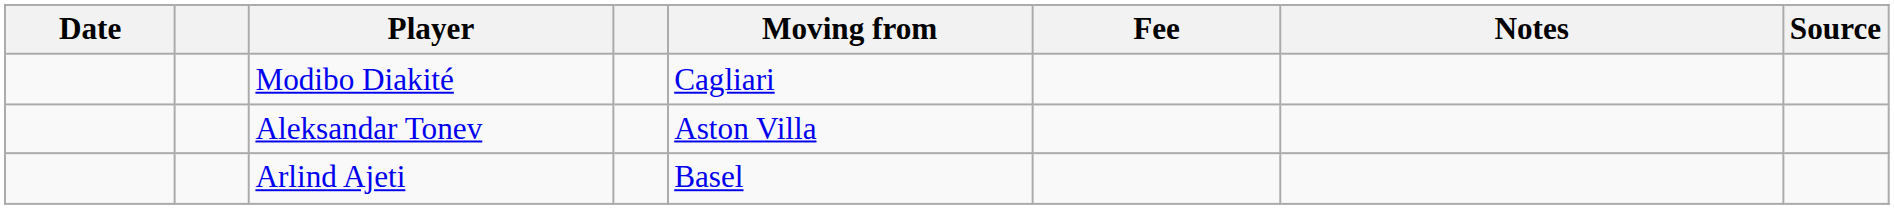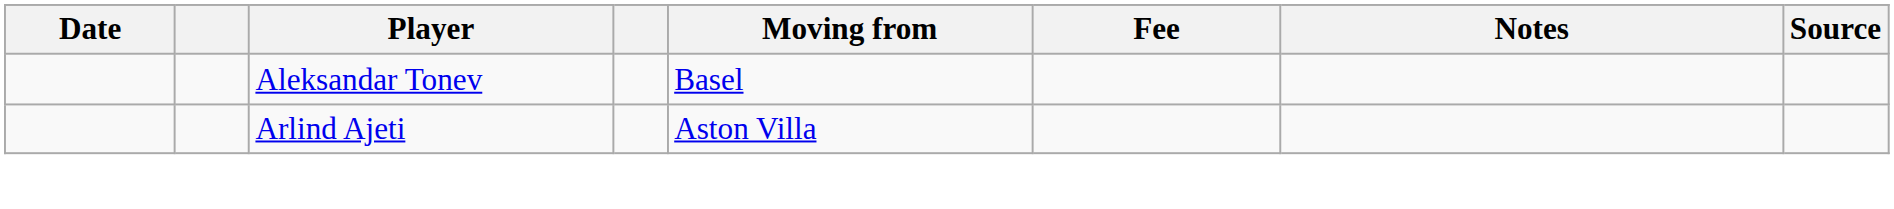- row: (355, 78)
(745, 128) Aston Villa -> (709, 78) Basel
(709, 177) Basel -> (745, 128) Aston Villa
